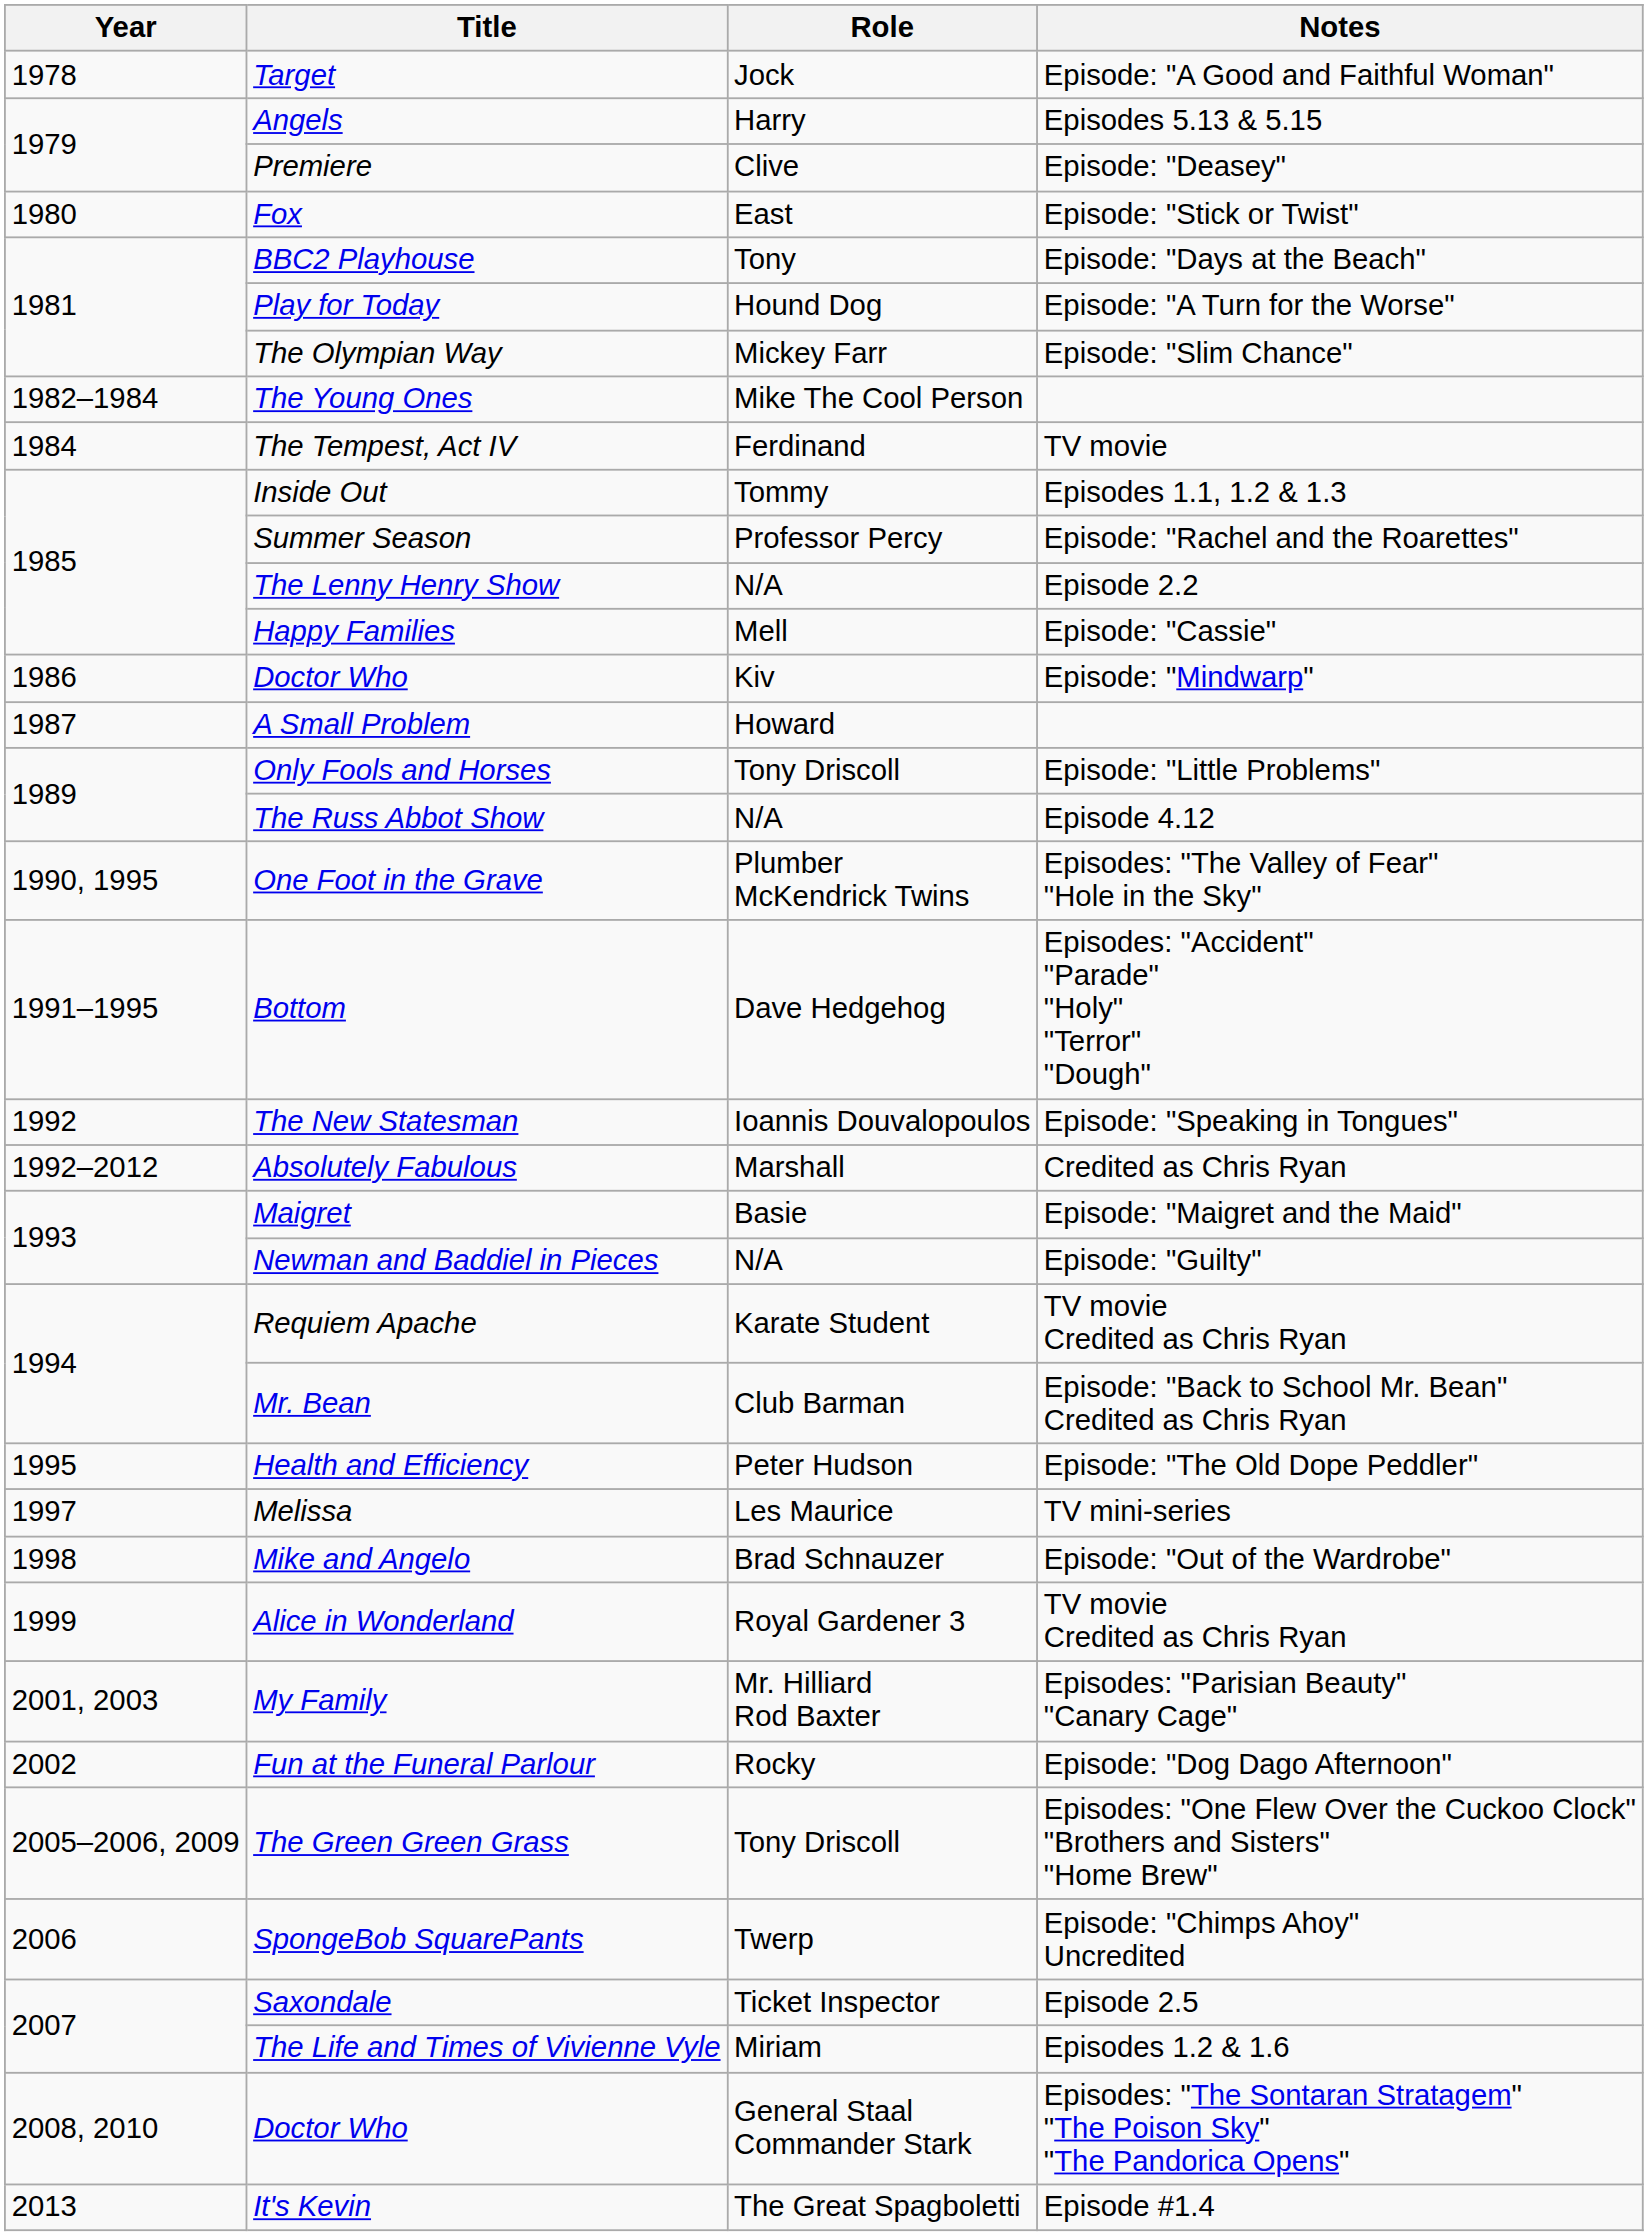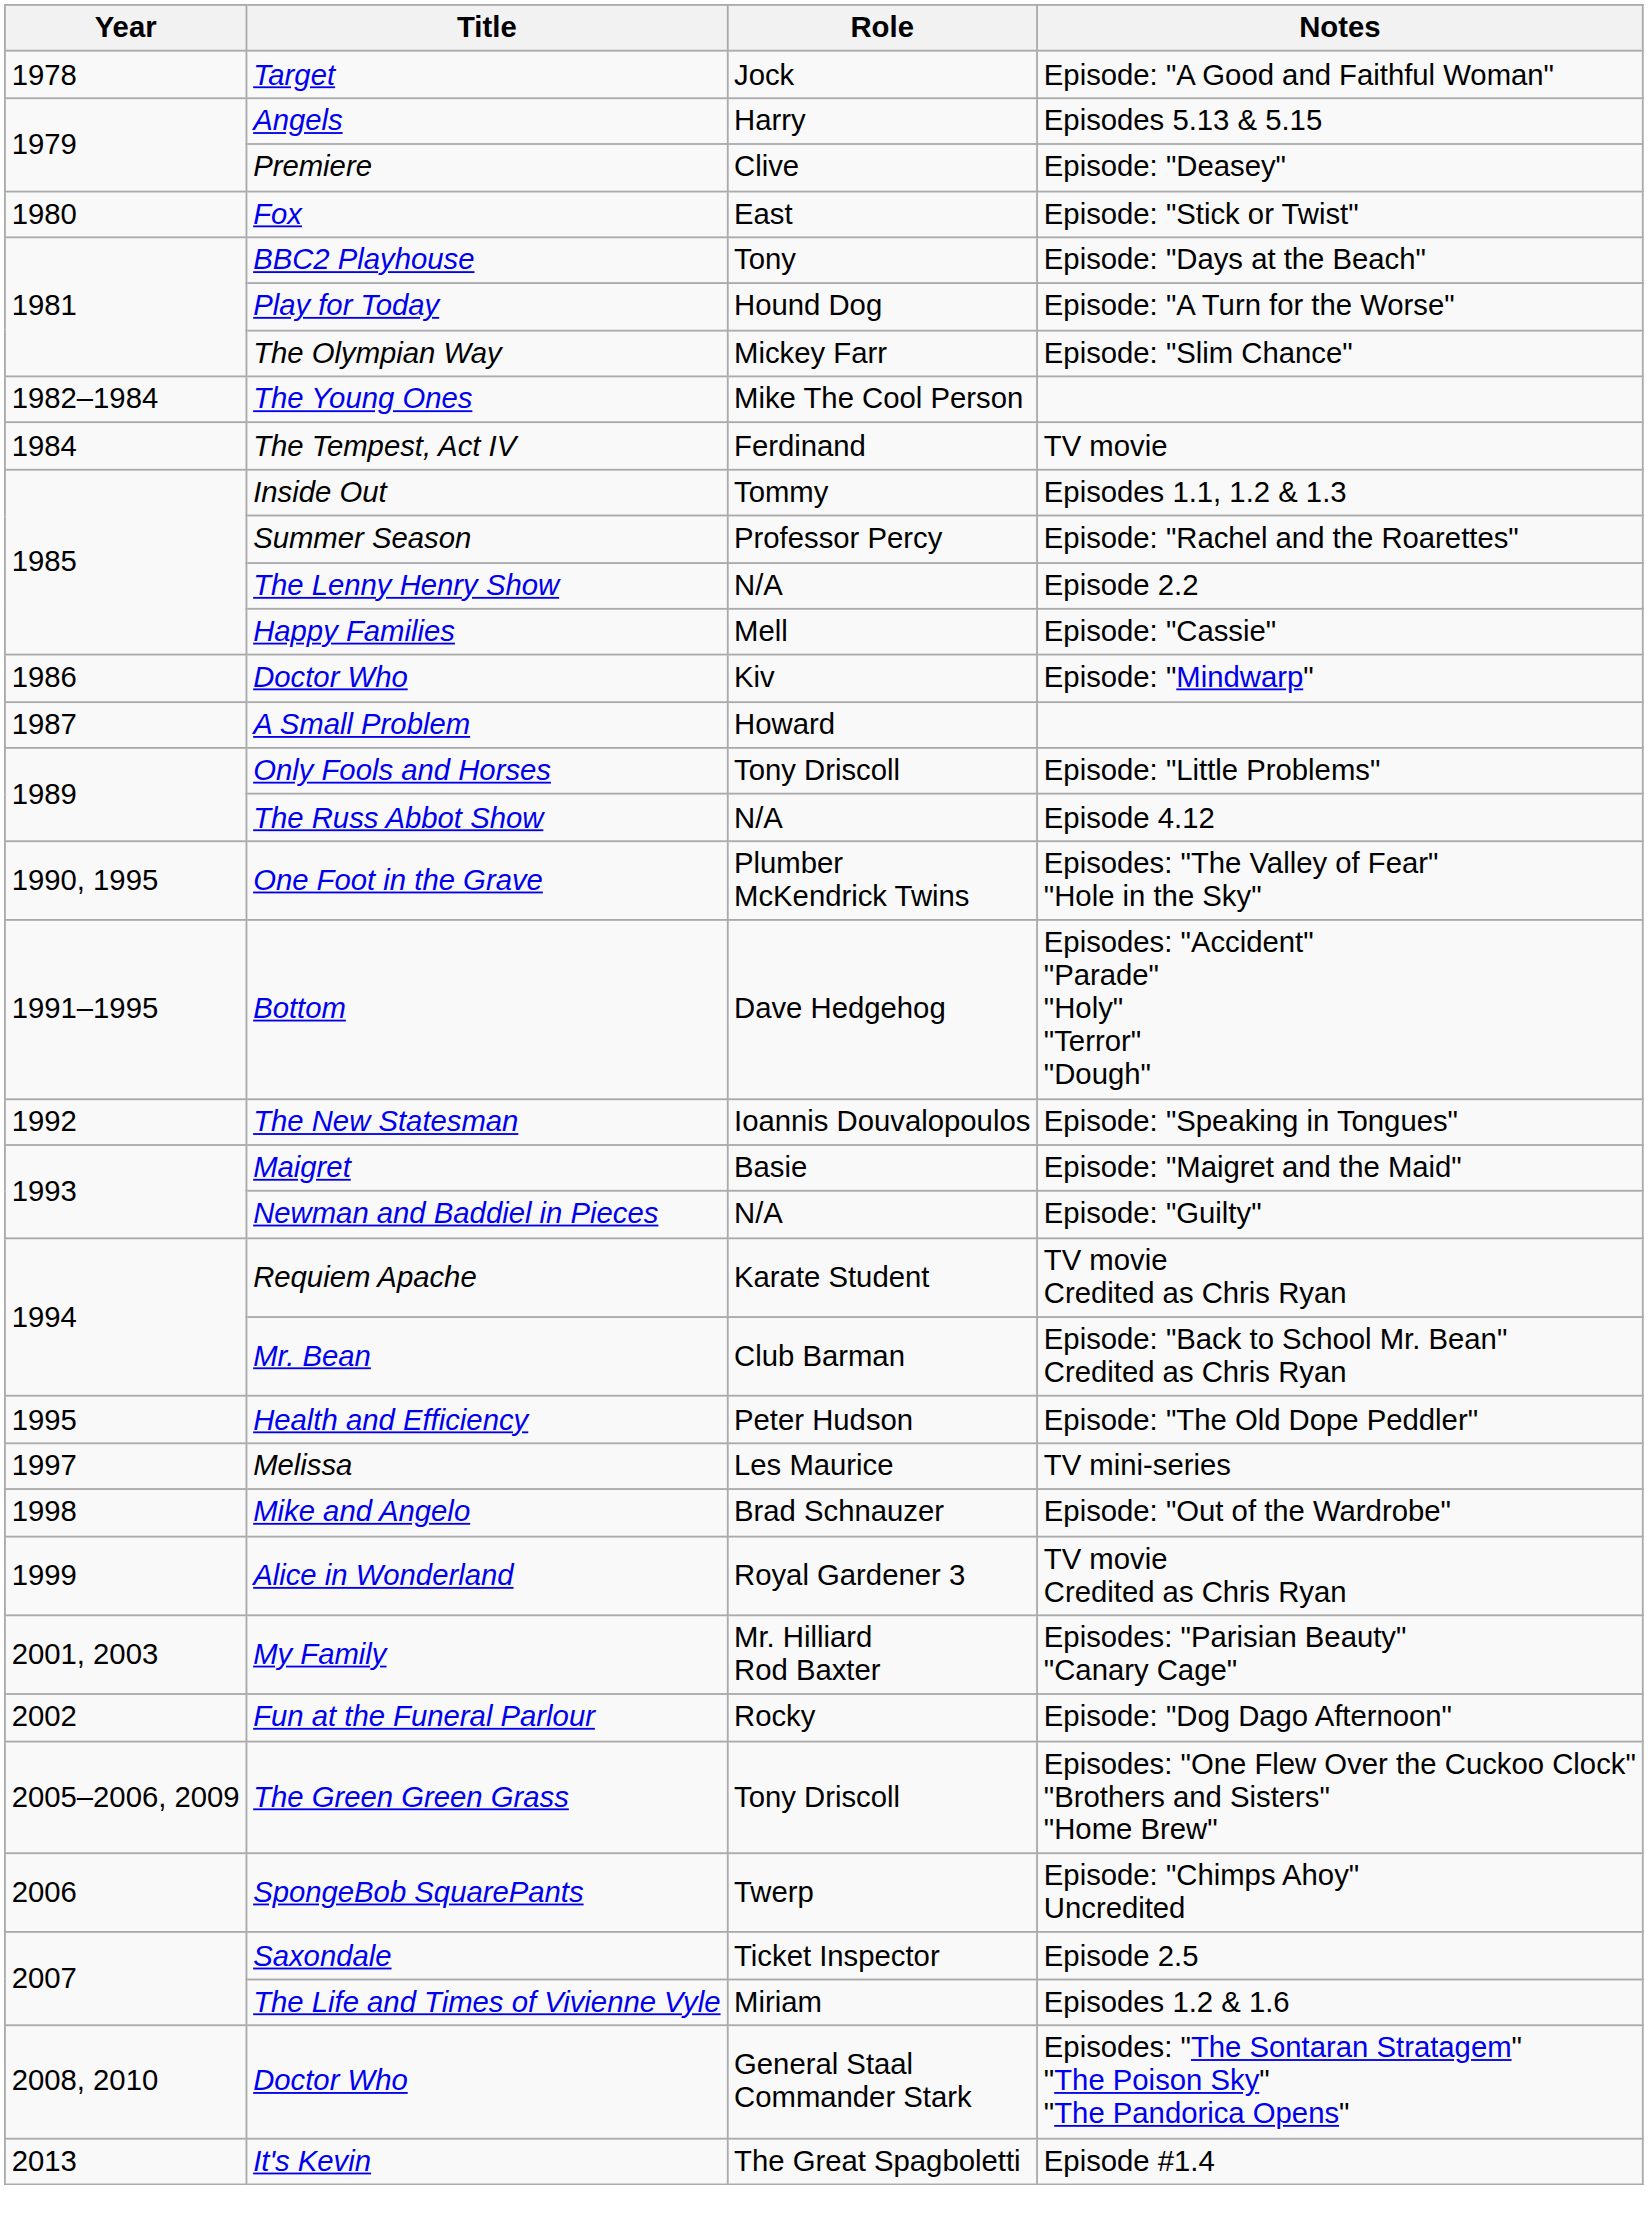- row: (385, 1167)
